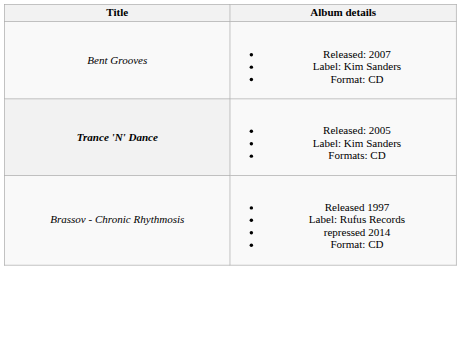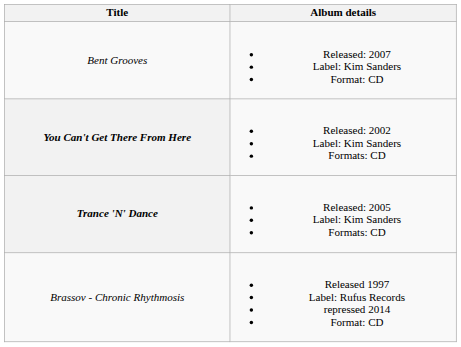+ row: (117, 137)
